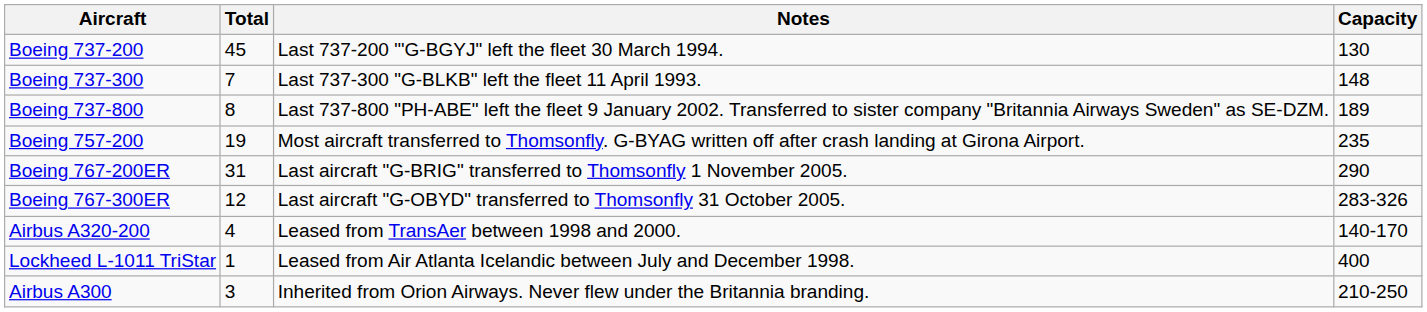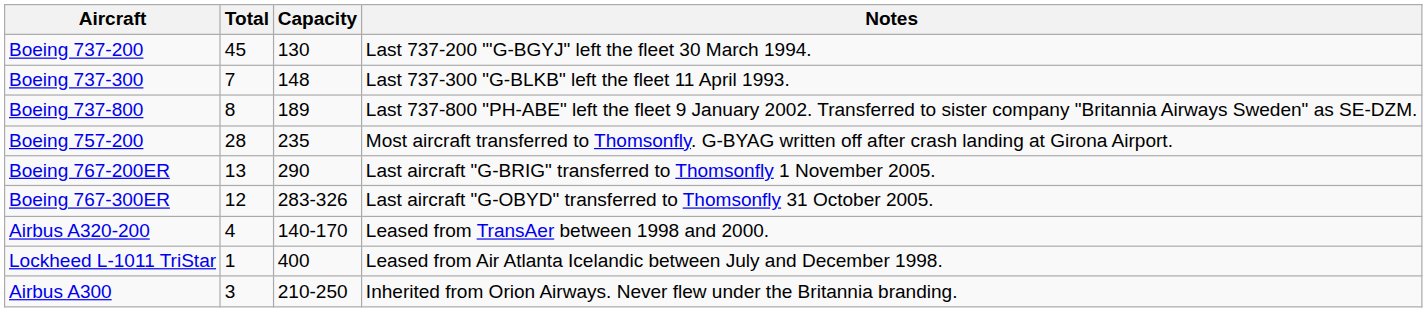columns swapped: (1378, 19) <-> (803, 19)
(235, 140) 19 -> (235, 140) 28
(235, 170) 31 -> (235, 170) 13
